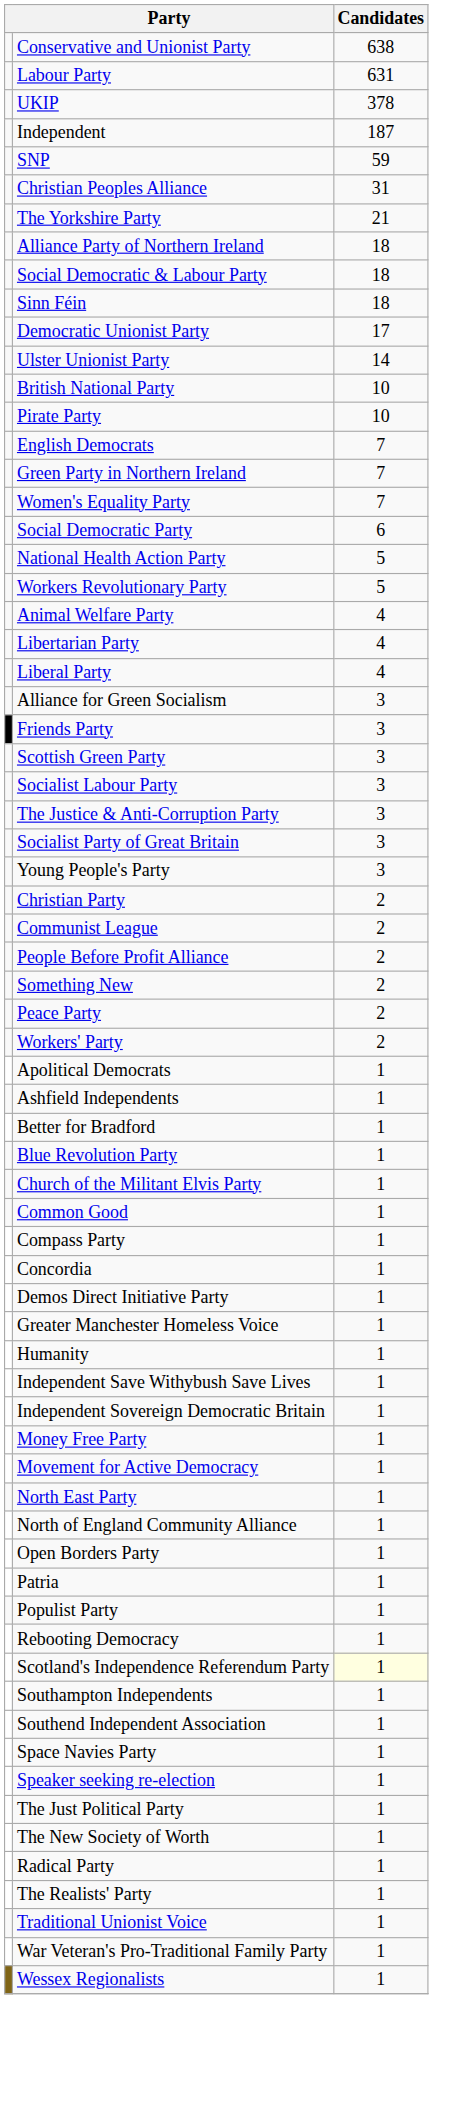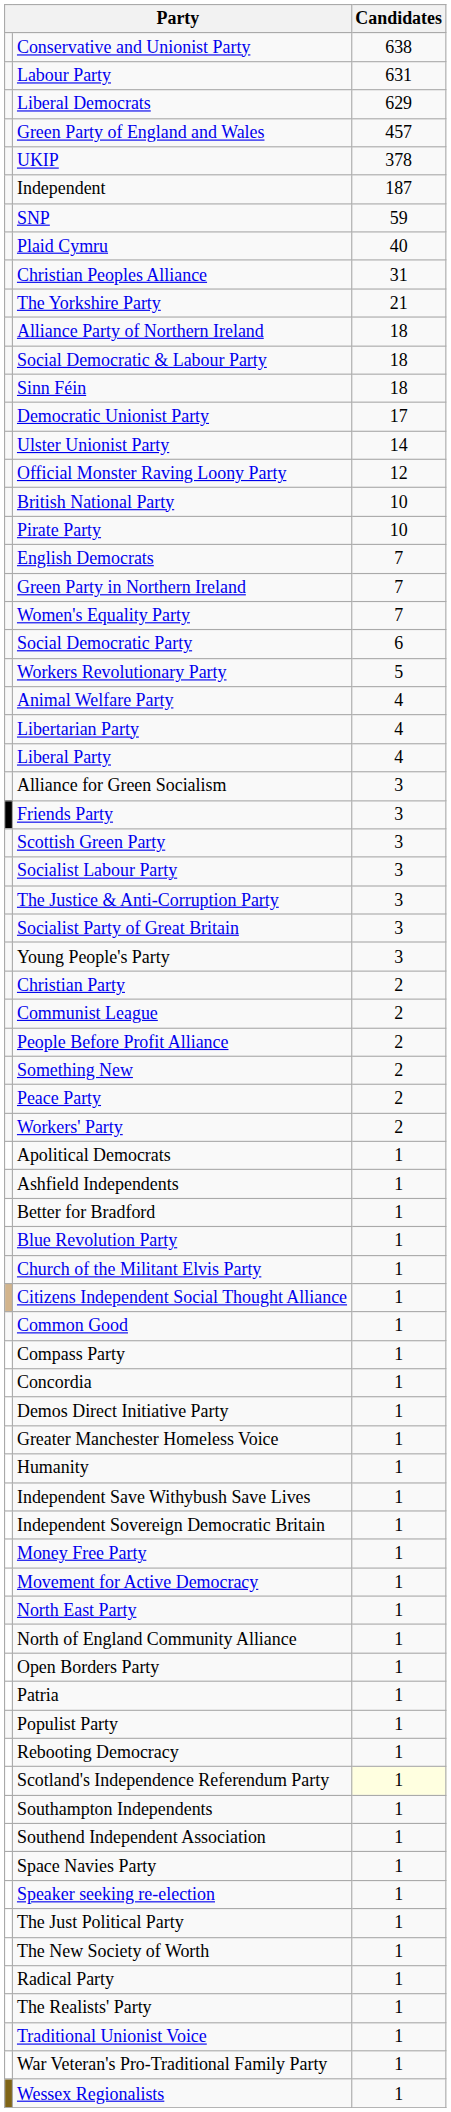+ row: (84, 103)
+ row: (141, 132)
+ row: (63, 246)
+ row: (152, 473)
- row: (121, 558)
+ row: (182, 1297)
